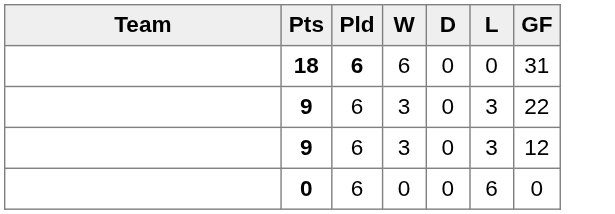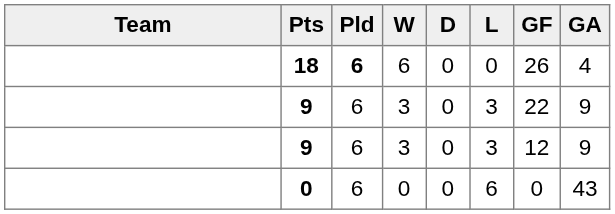+ column: (585, 24)
(537, 65) 31 -> (537, 65) 26
